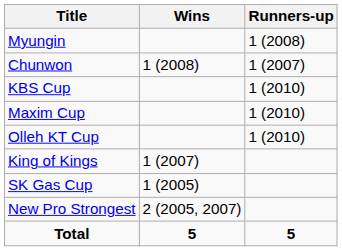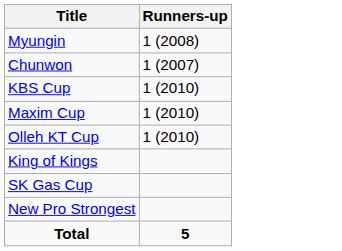- column: (192, 16)
